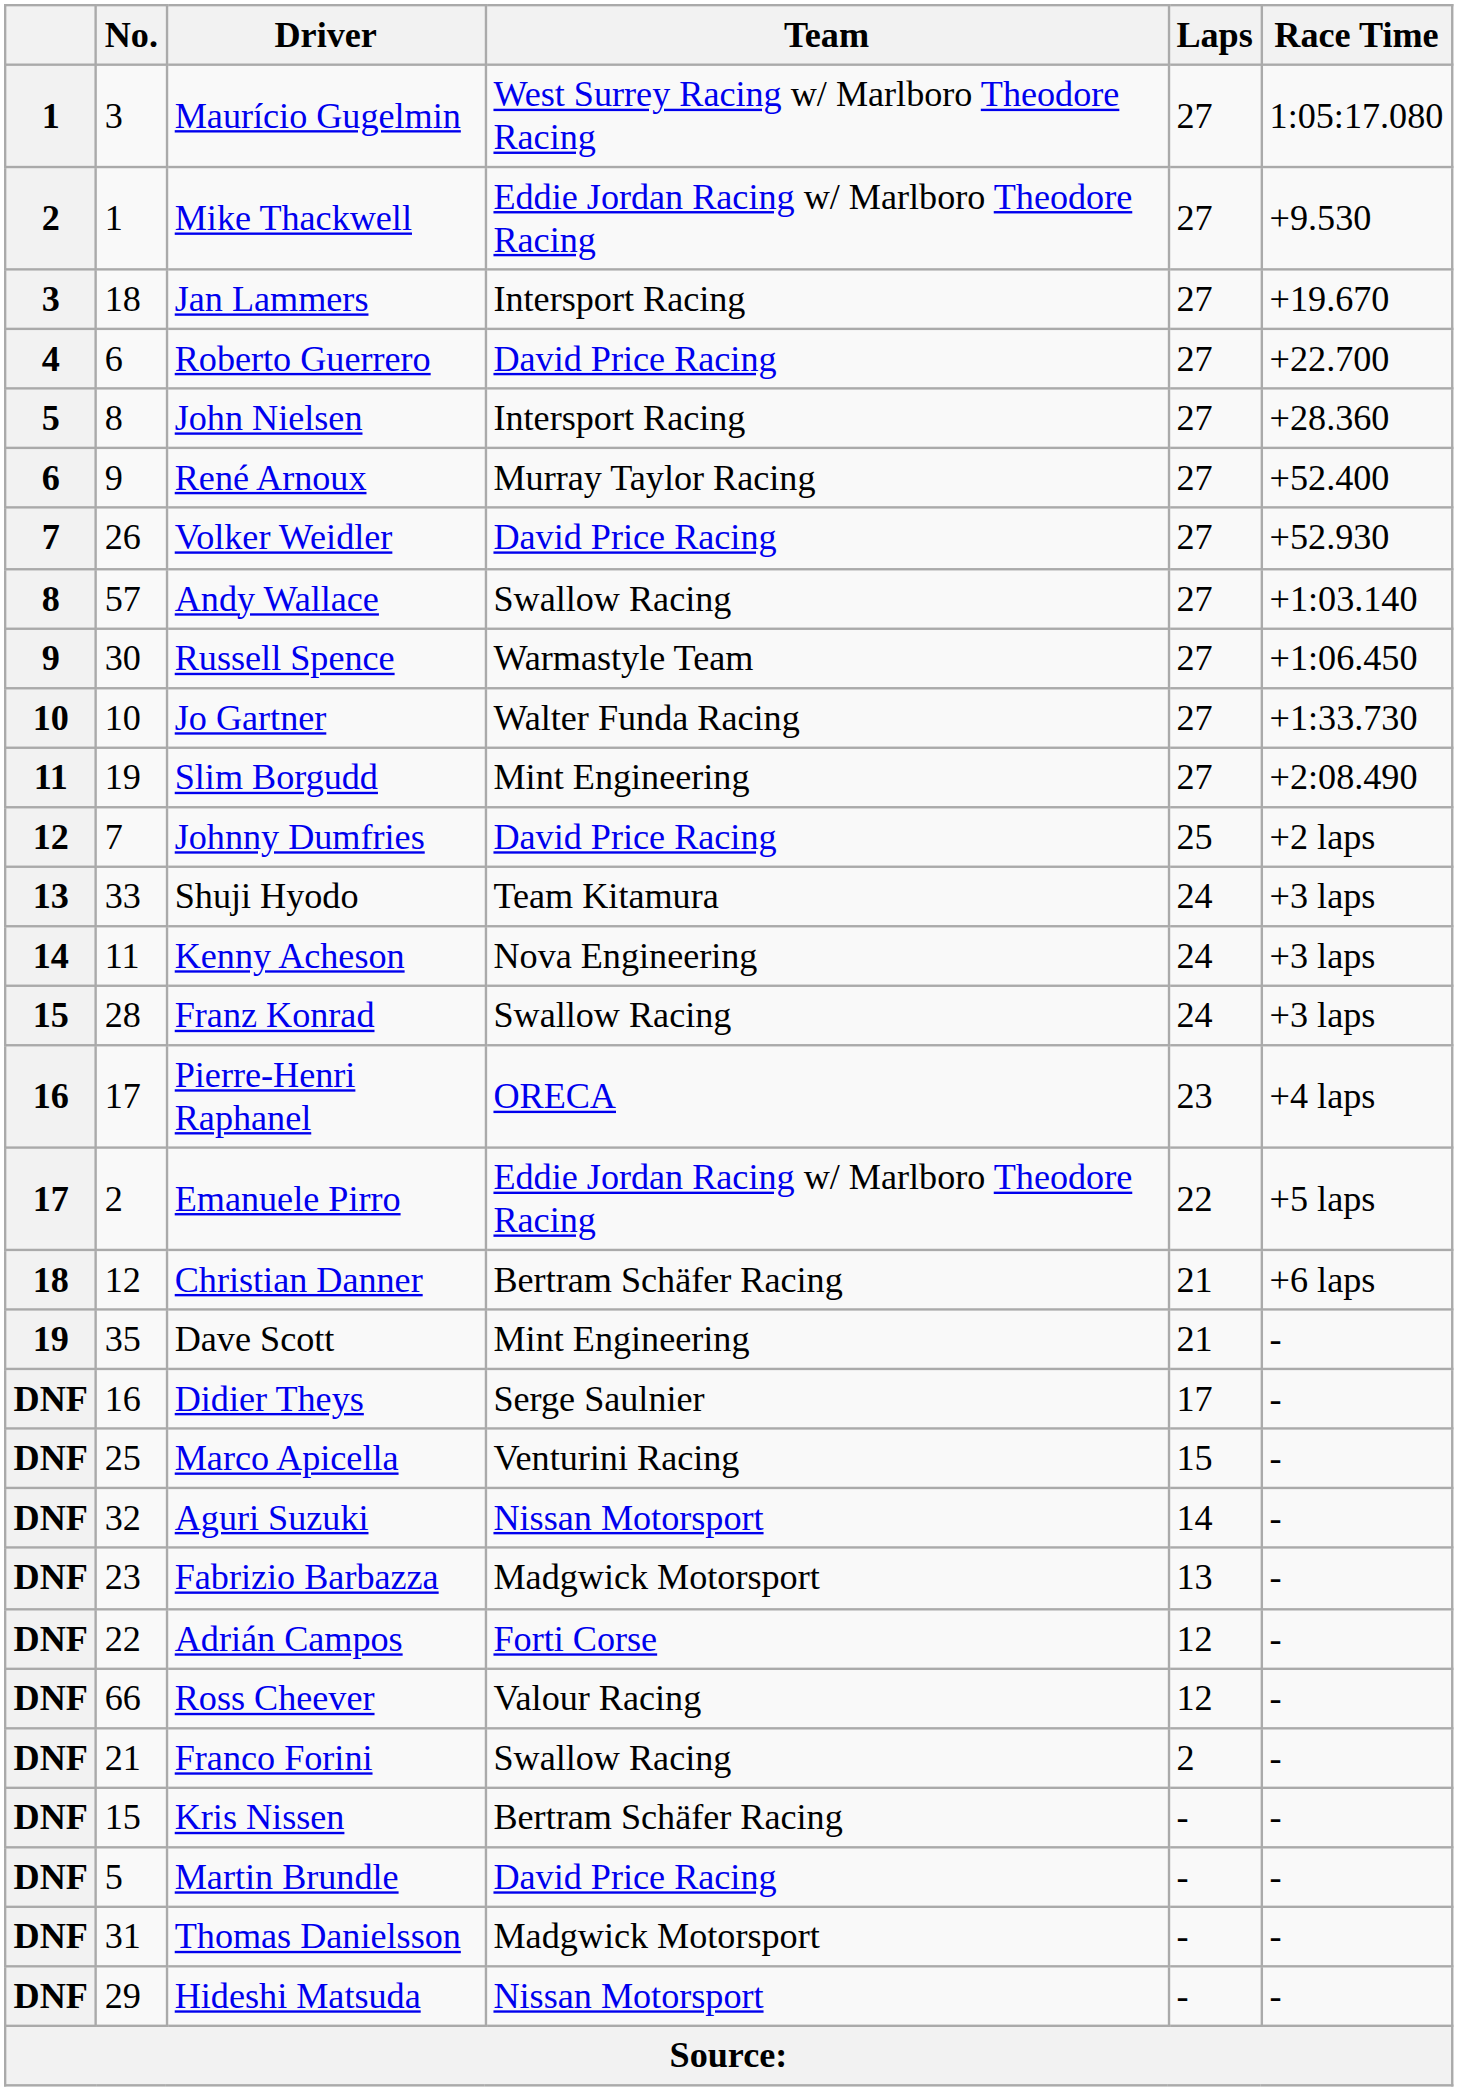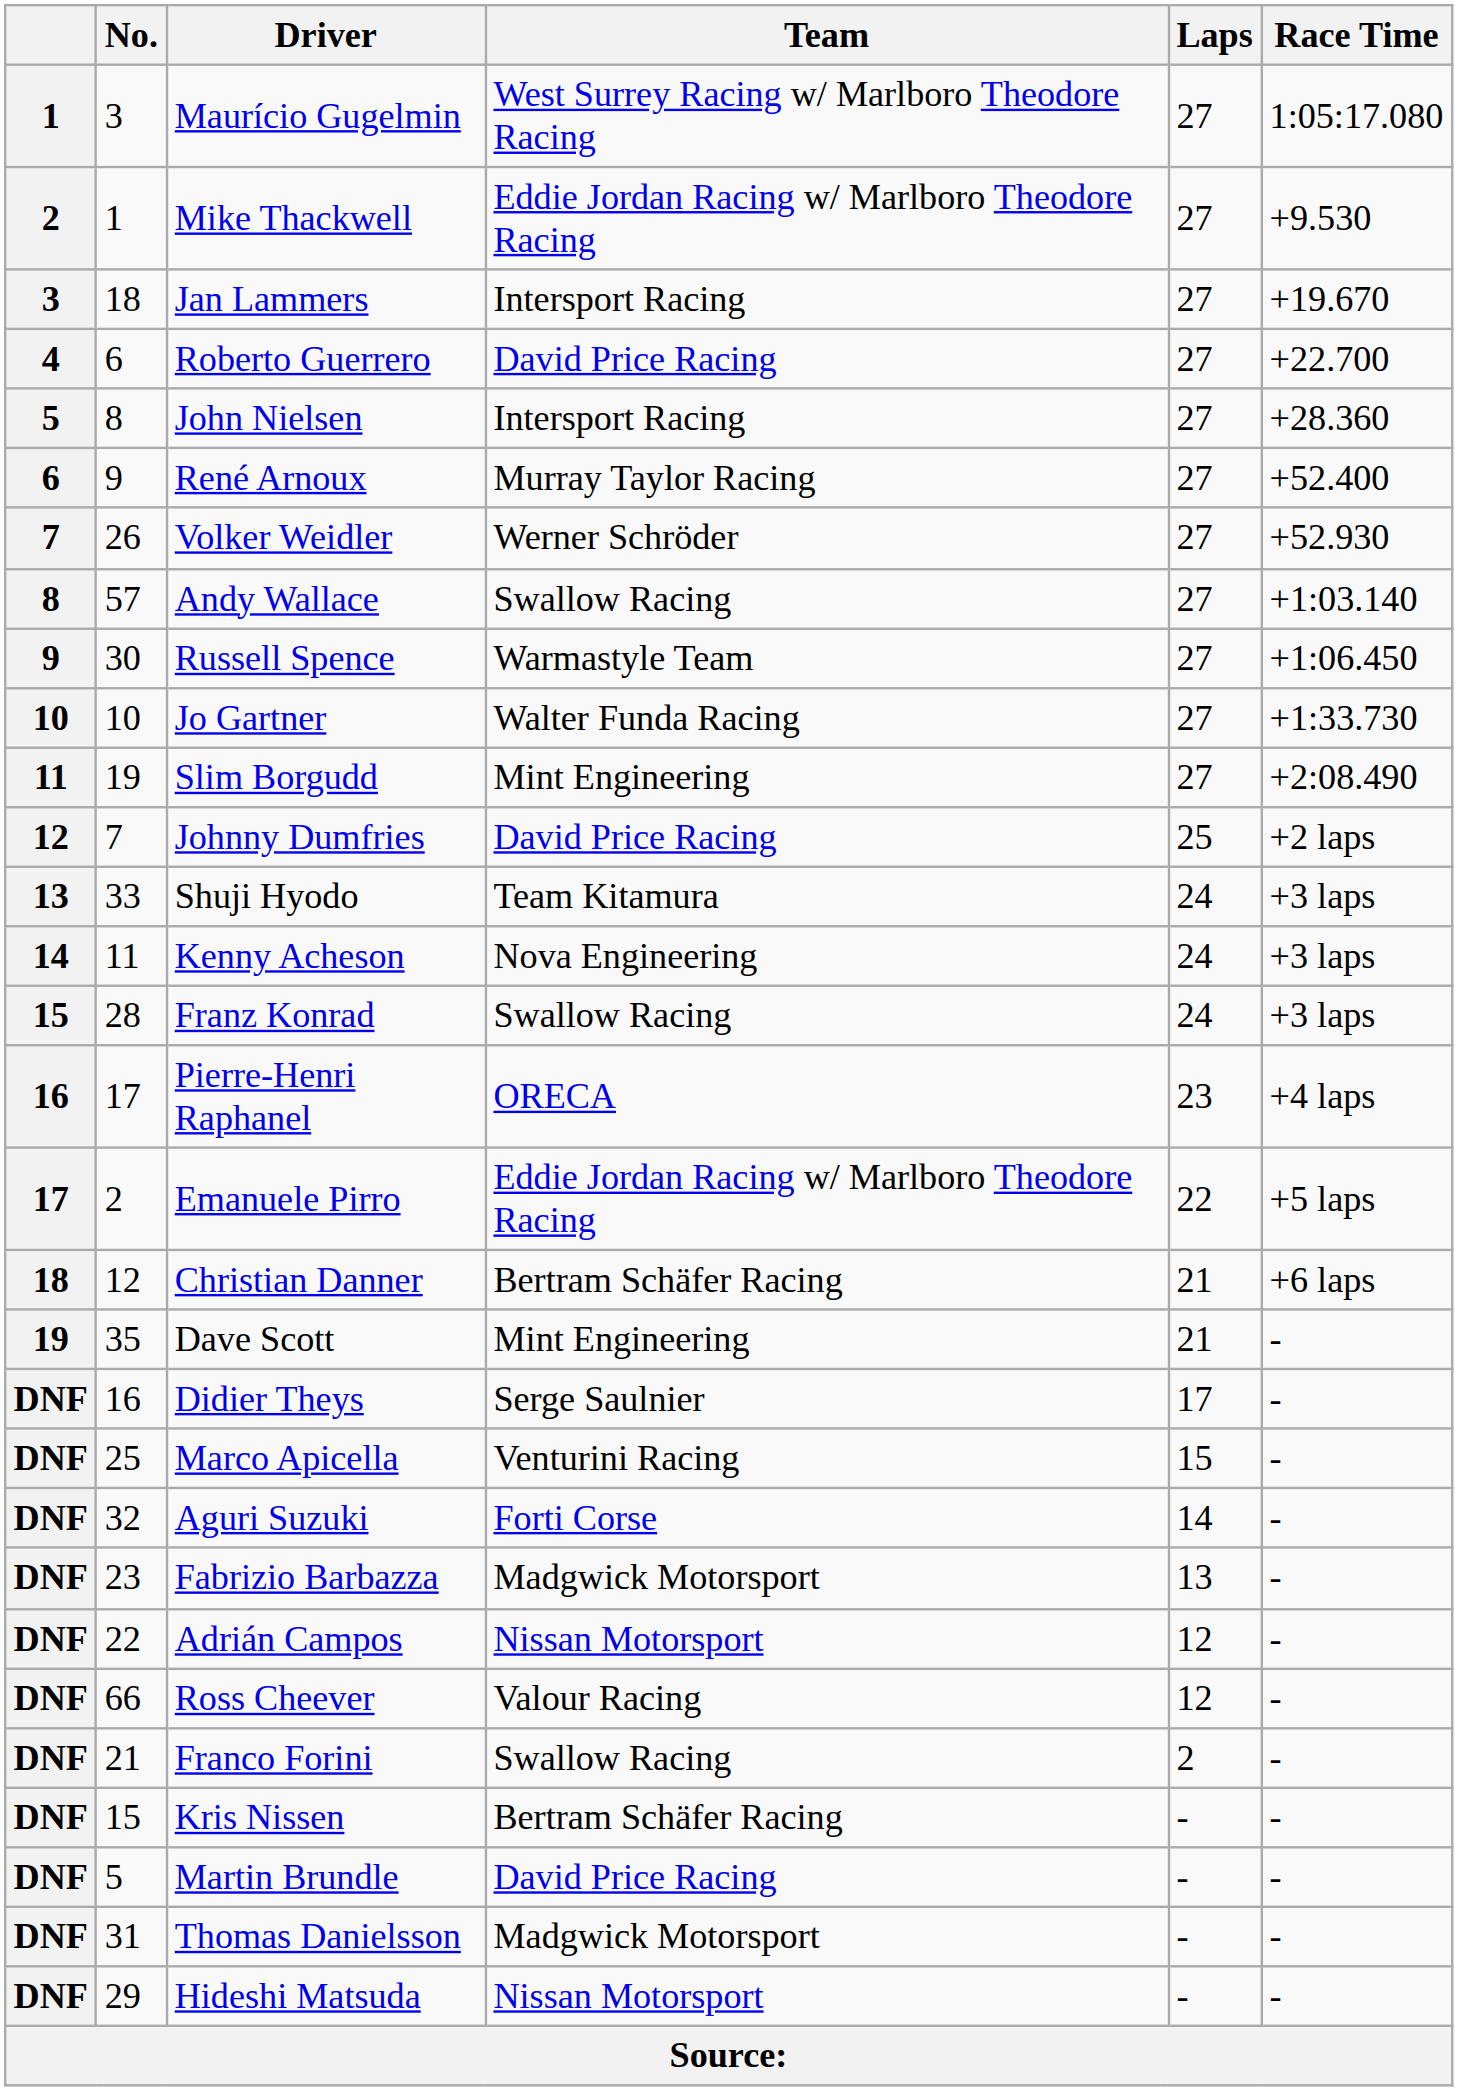(635, 537) David Price Racing -> (616, 537) Werner Schröder
(629, 1518) Nissan Motorsport -> (575, 1518) Forti Corse
(575, 1637) Forti Corse -> (629, 1637) Nissan Motorsport
